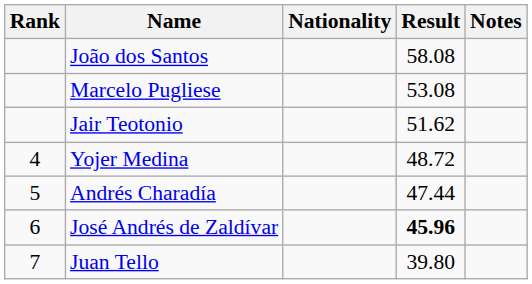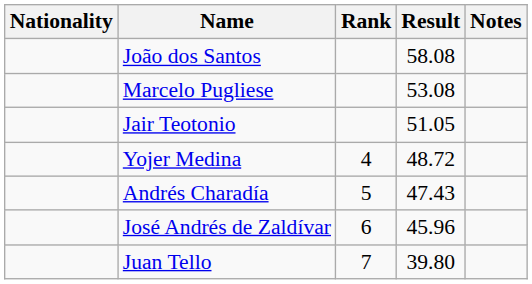columns swapped: (35, 21) <-> (340, 21)
(431, 124) 51.62 -> (431, 124) 51.05
(431, 192) 47.44 -> (431, 192) 47.43
(431, 227) bold -> (431, 227) normal
